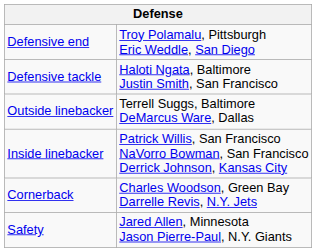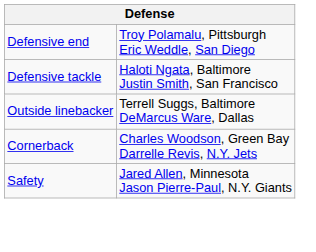- row: (55, 153)
